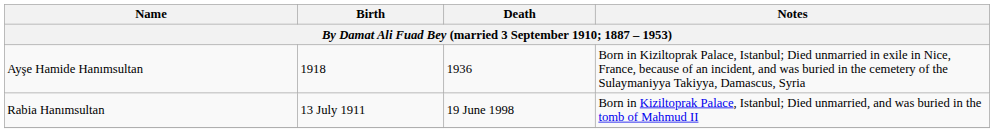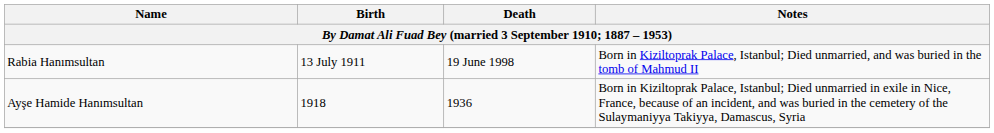rows swapped: (56, 110) <-> (75, 68)
